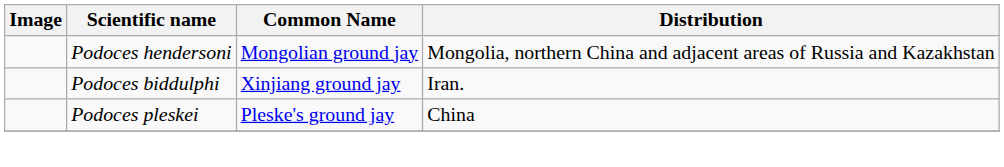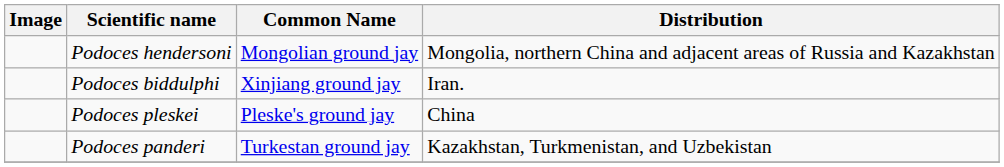+ row: (138, 146)
